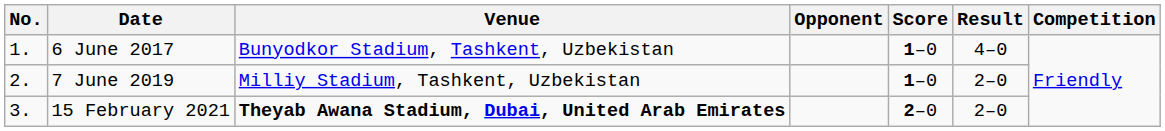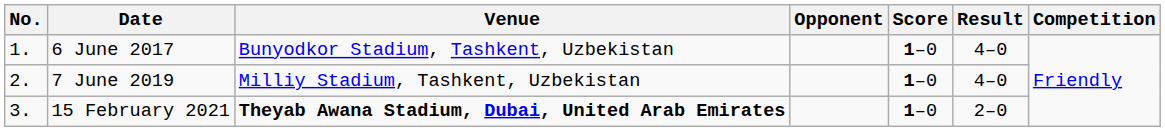(991, 80) 2–0 -> (991, 80) 4–0
(920, 111) 2–0 -> (920, 111) 1–0
